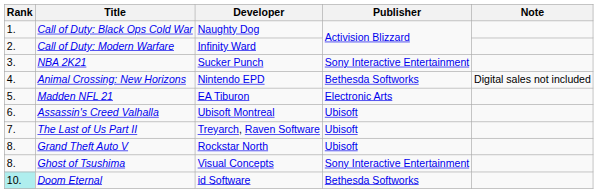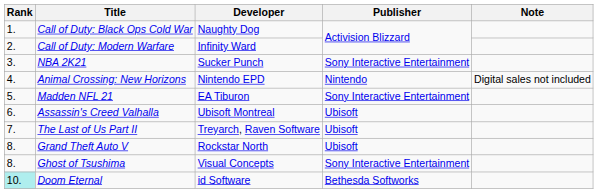(372, 79) Bethesda Softworks -> (346, 79) Nintendo
(359, 96) Electronic Arts -> (397, 96) Sony Interactive Entertainment
